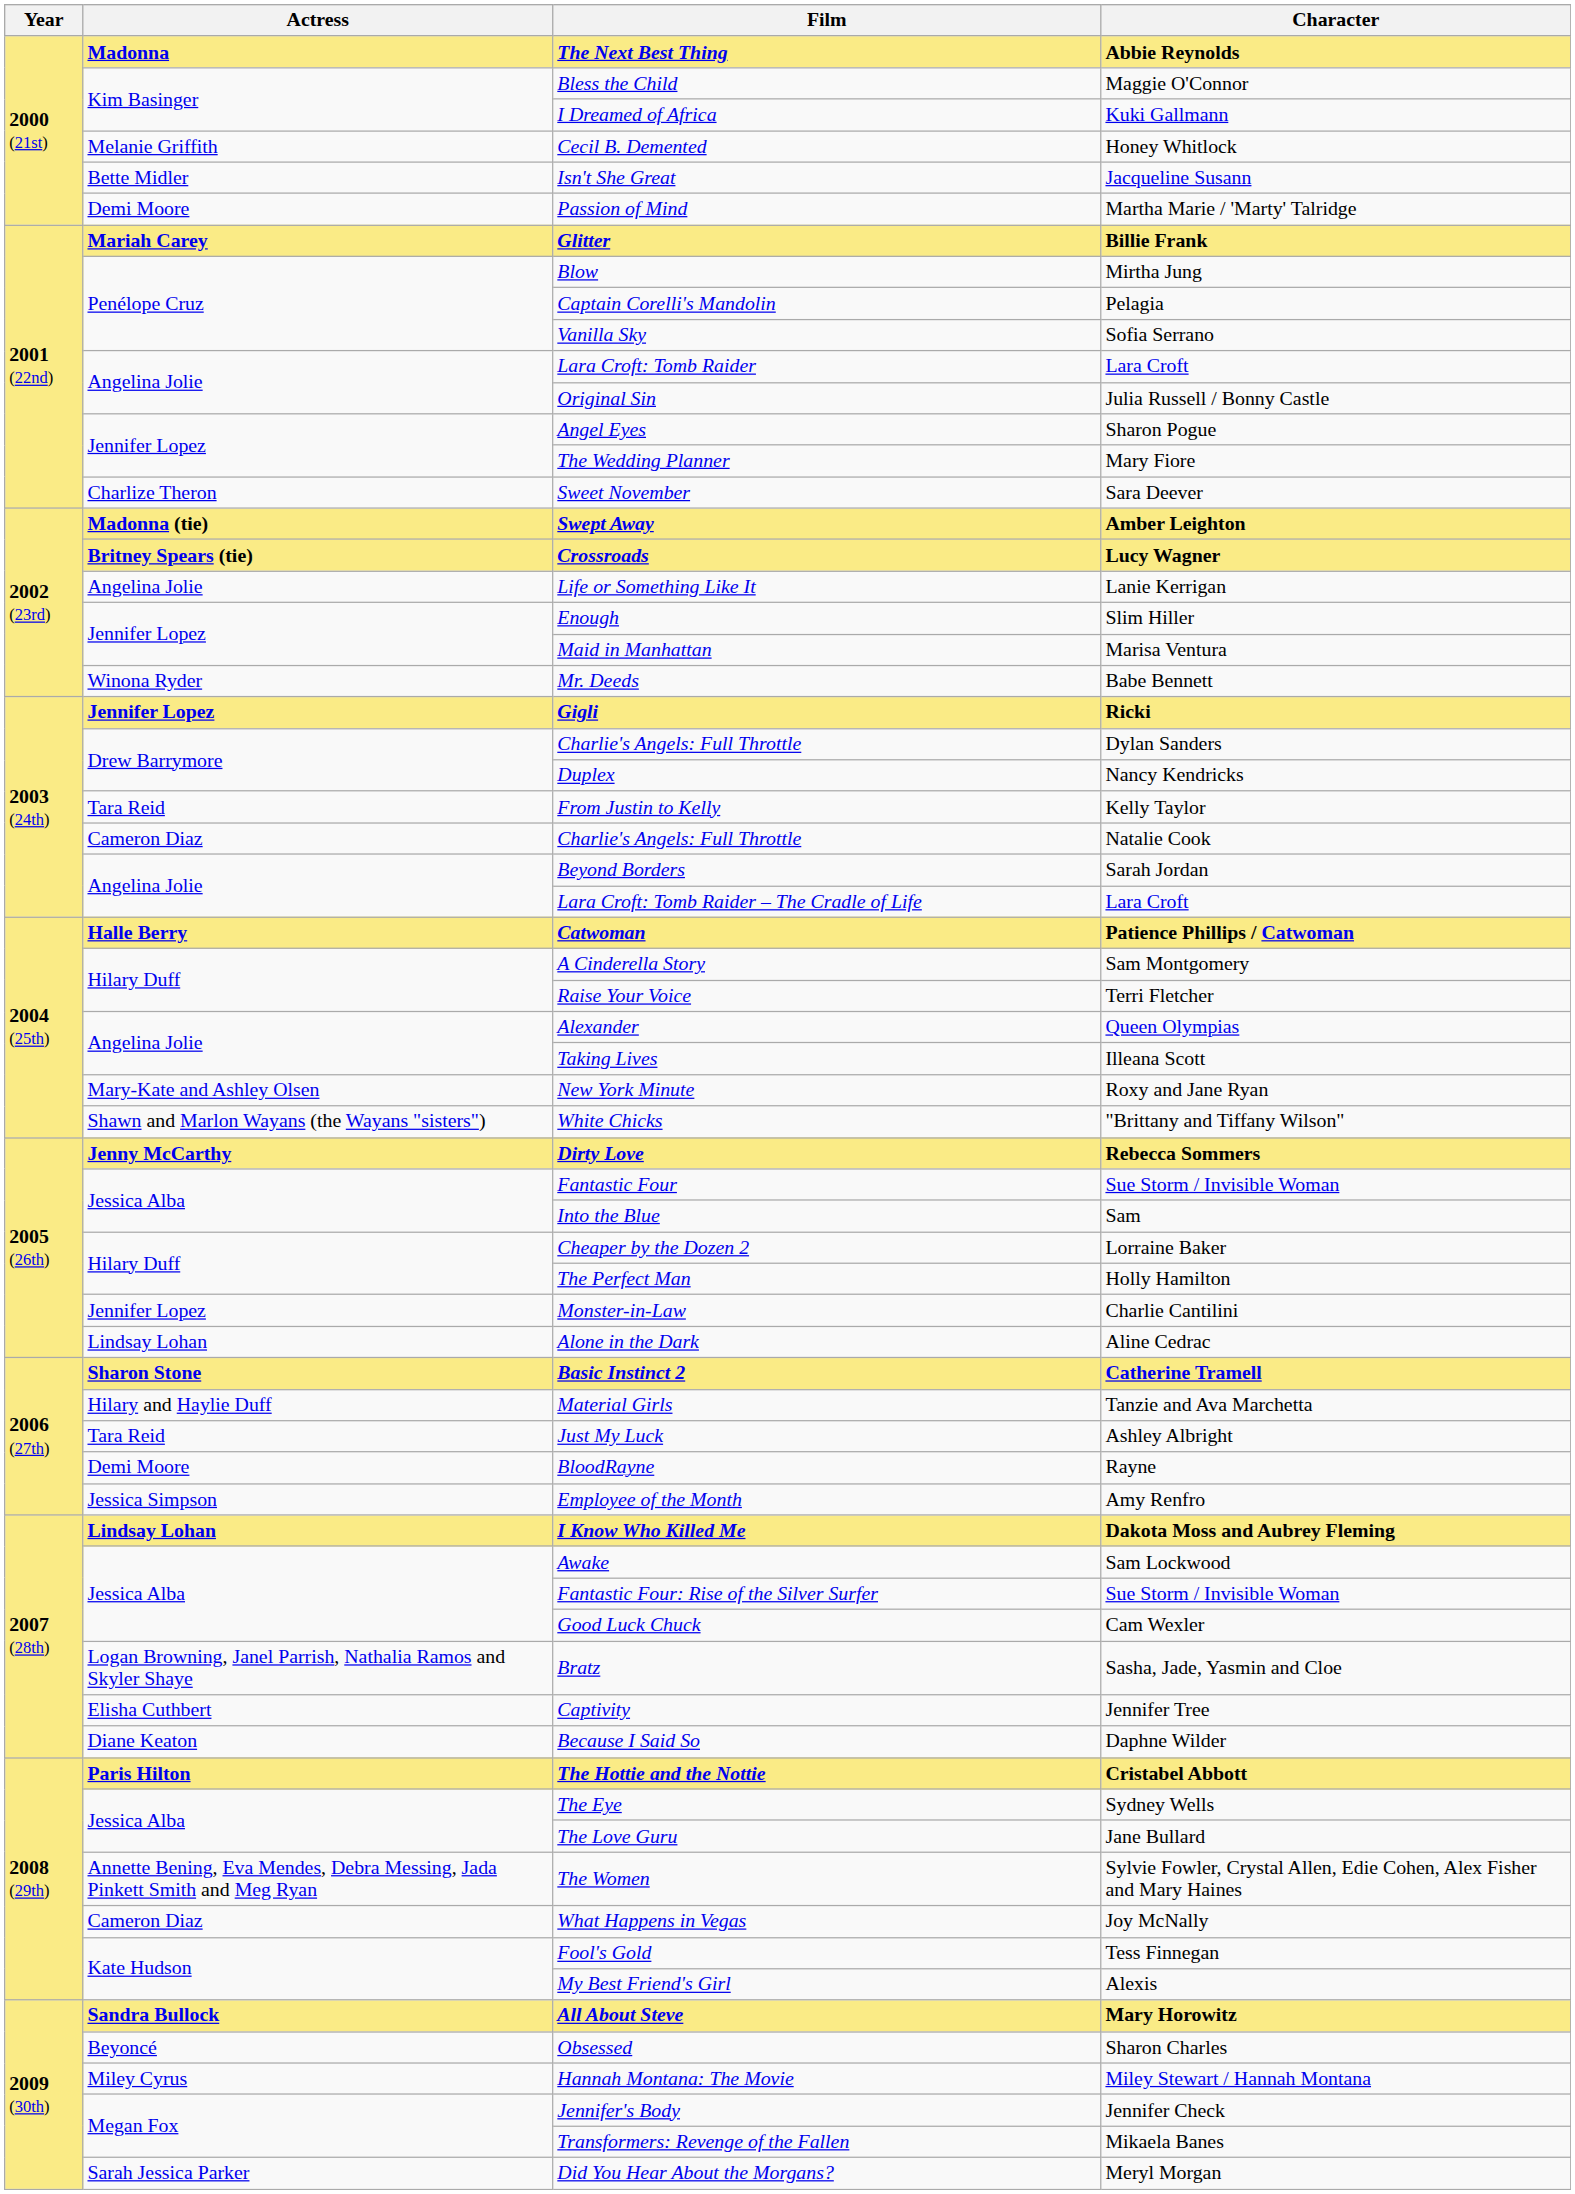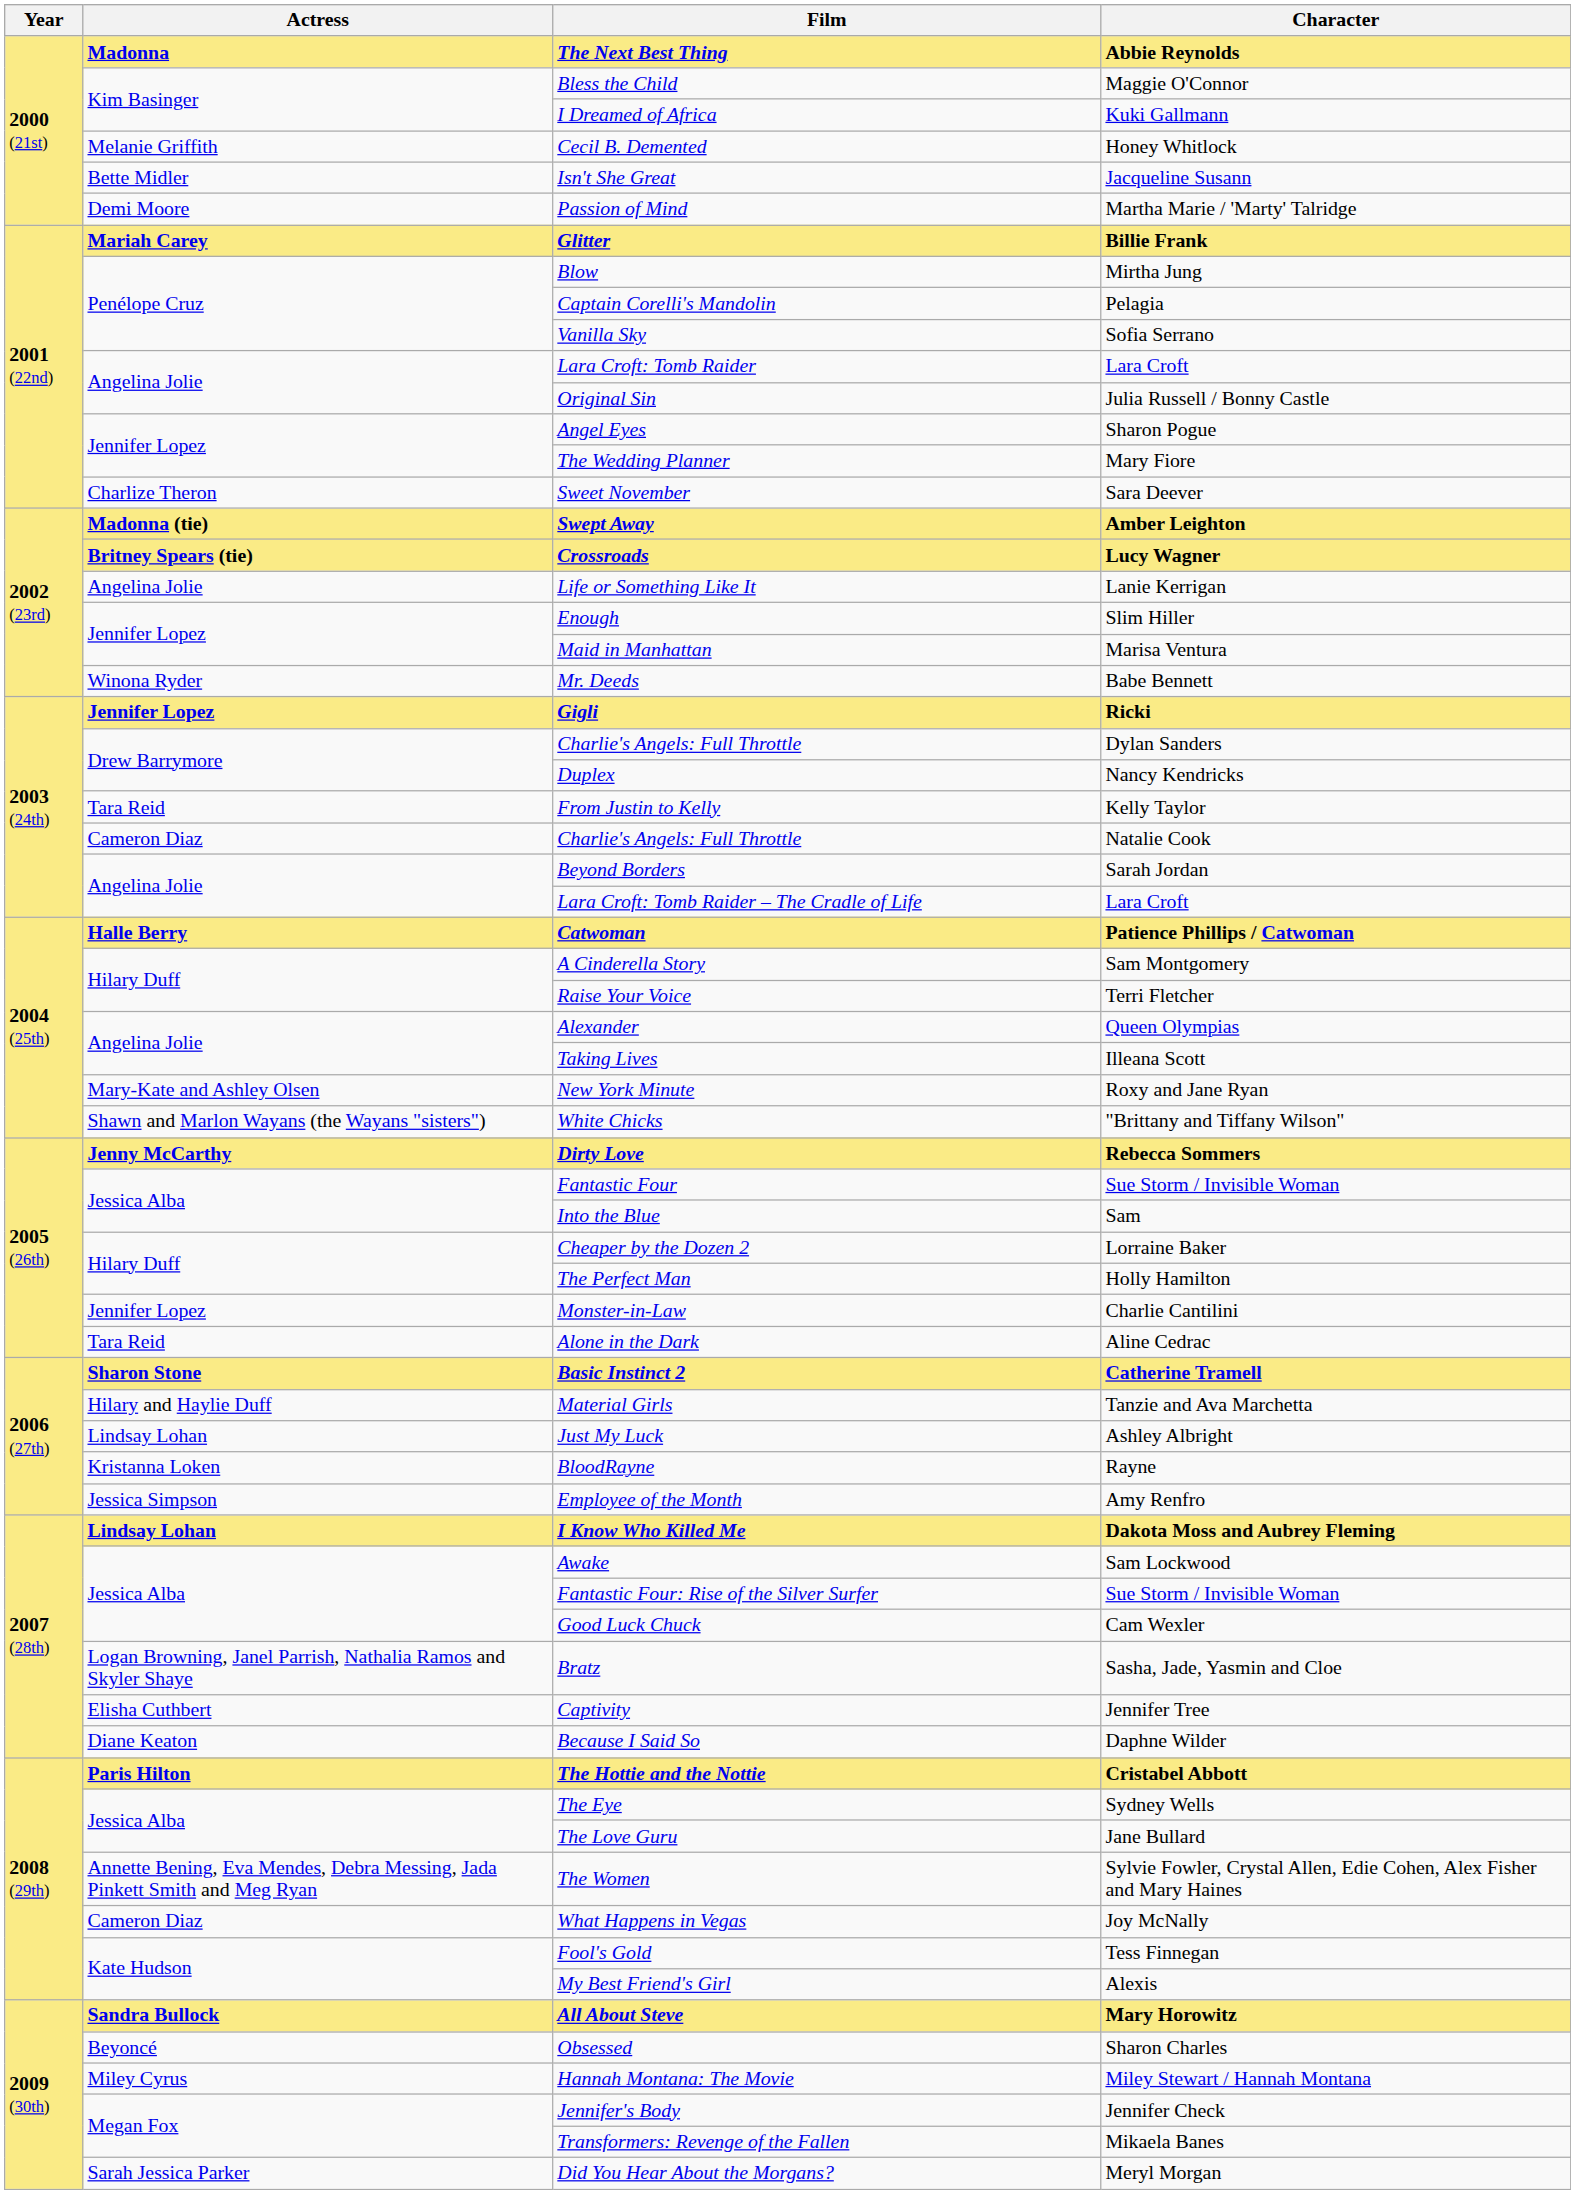(147, 1341) Lindsay Lohan -> (126, 1341) Tara Reid
(126, 1436) Tara Reid -> (147, 1436) Lindsay Lohan
(138, 1467) Demi Moore -> (154, 1467) Kristanna Loken
